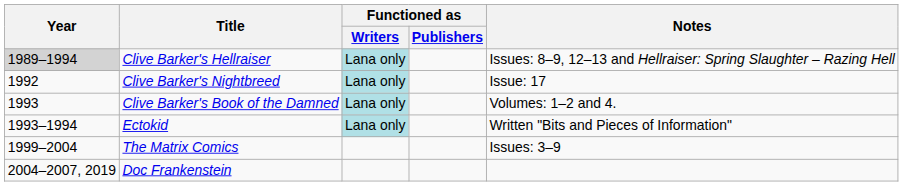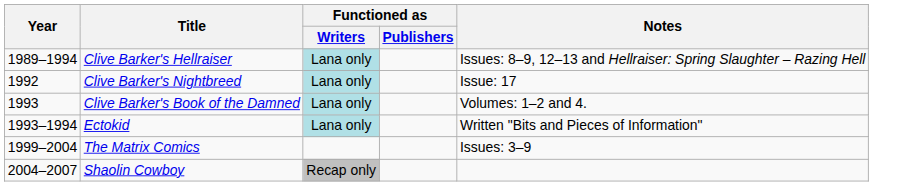(42, 59) lightgrey background -> (42, 59) no background
- row: (177, 170)
+ row: (134, 170)
